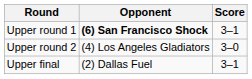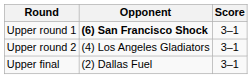(230, 47) 3–0 -> (230, 47) 3–1
